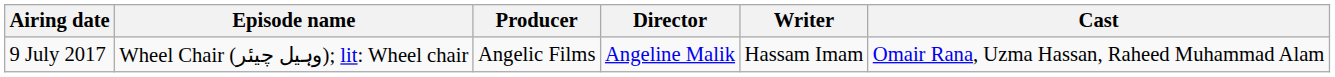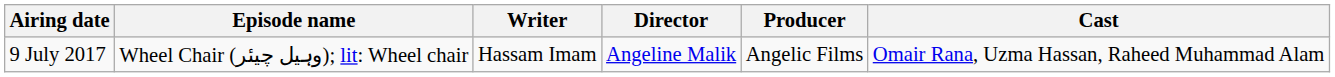columns swapped: (804, 20) <-> (537, 20)
